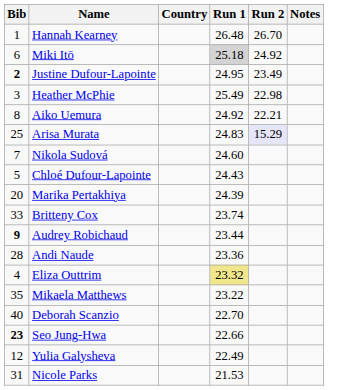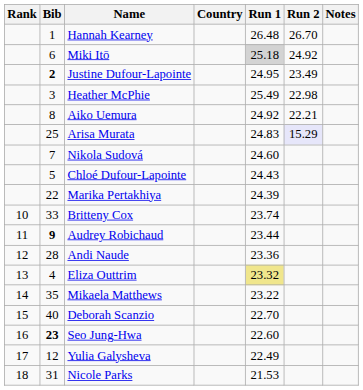+ column: (22, 14)
(17, 194) 20 -> (52, 194) 22
(229, 335) 22.66 -> (265, 335) 22.60
